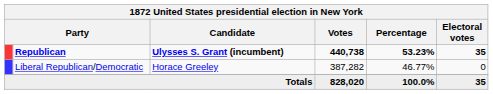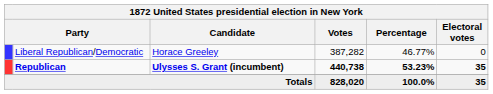rows swapped: (40, 52) <-> (79, 67)
